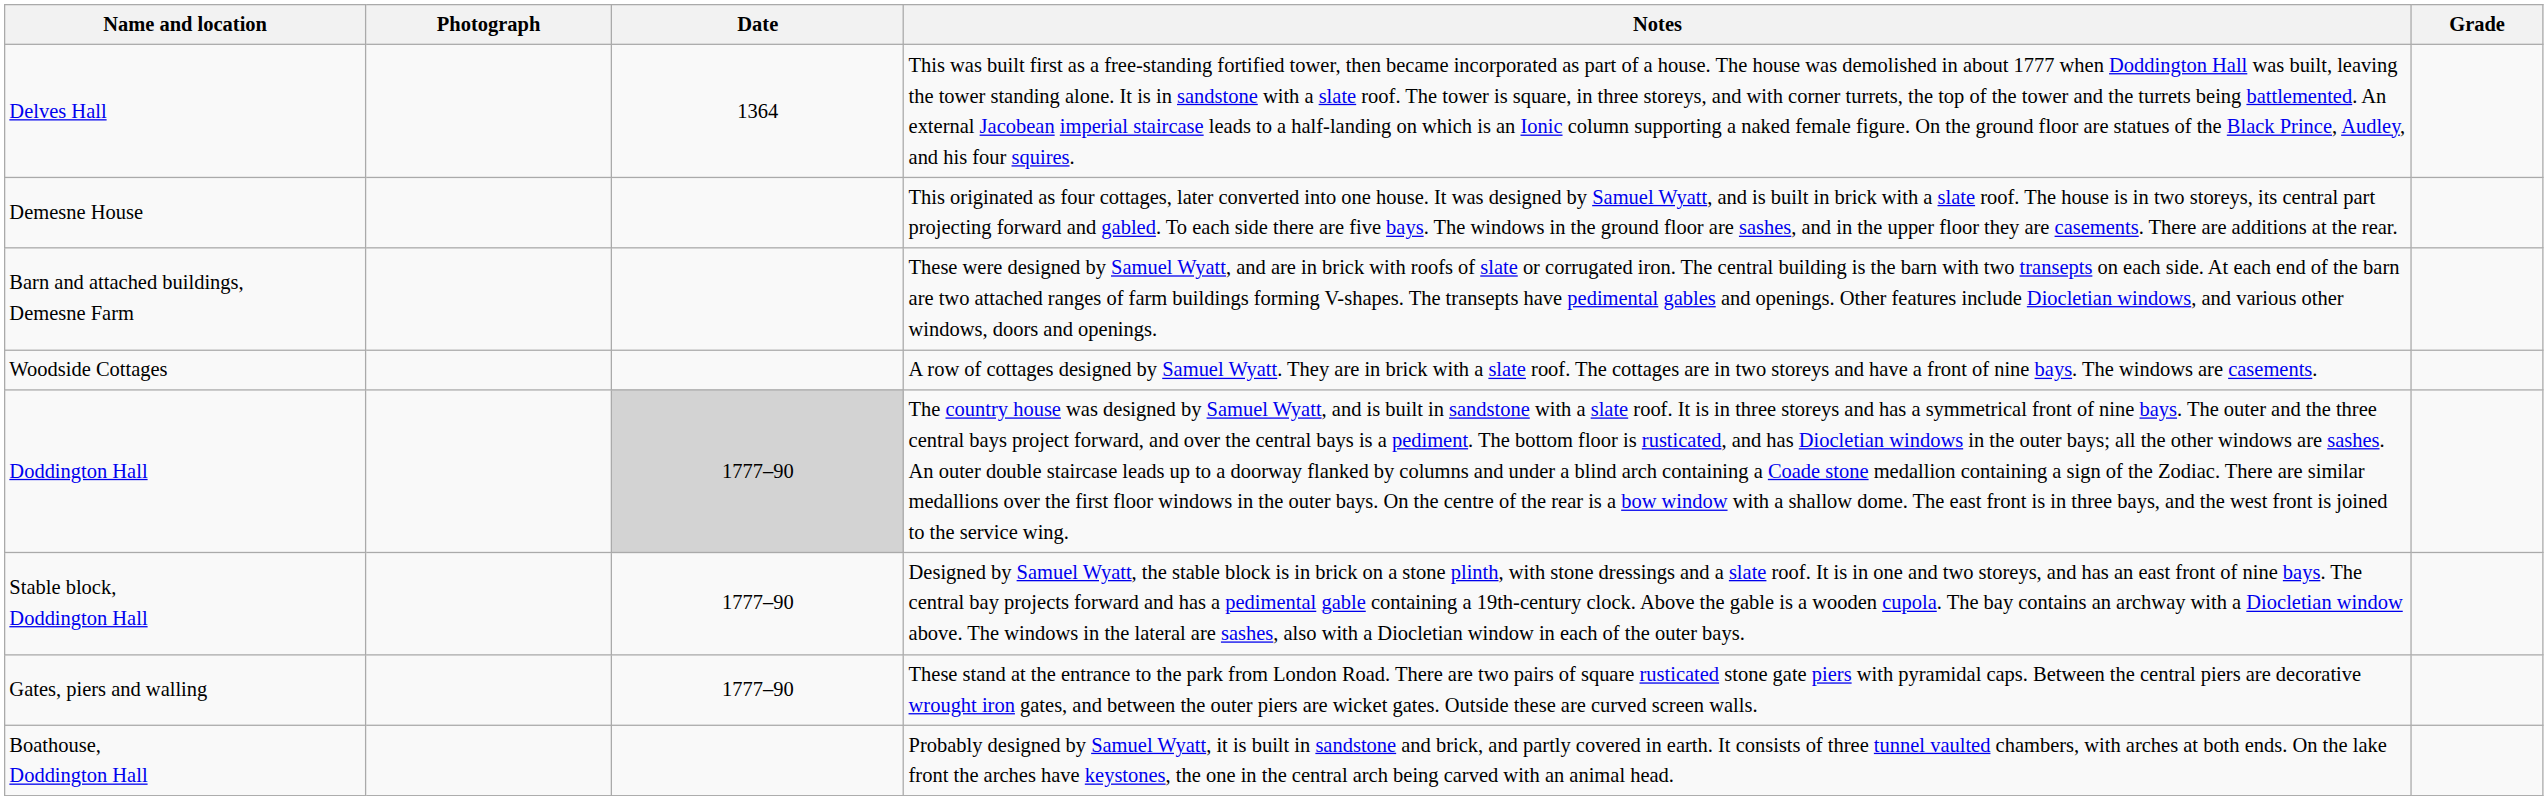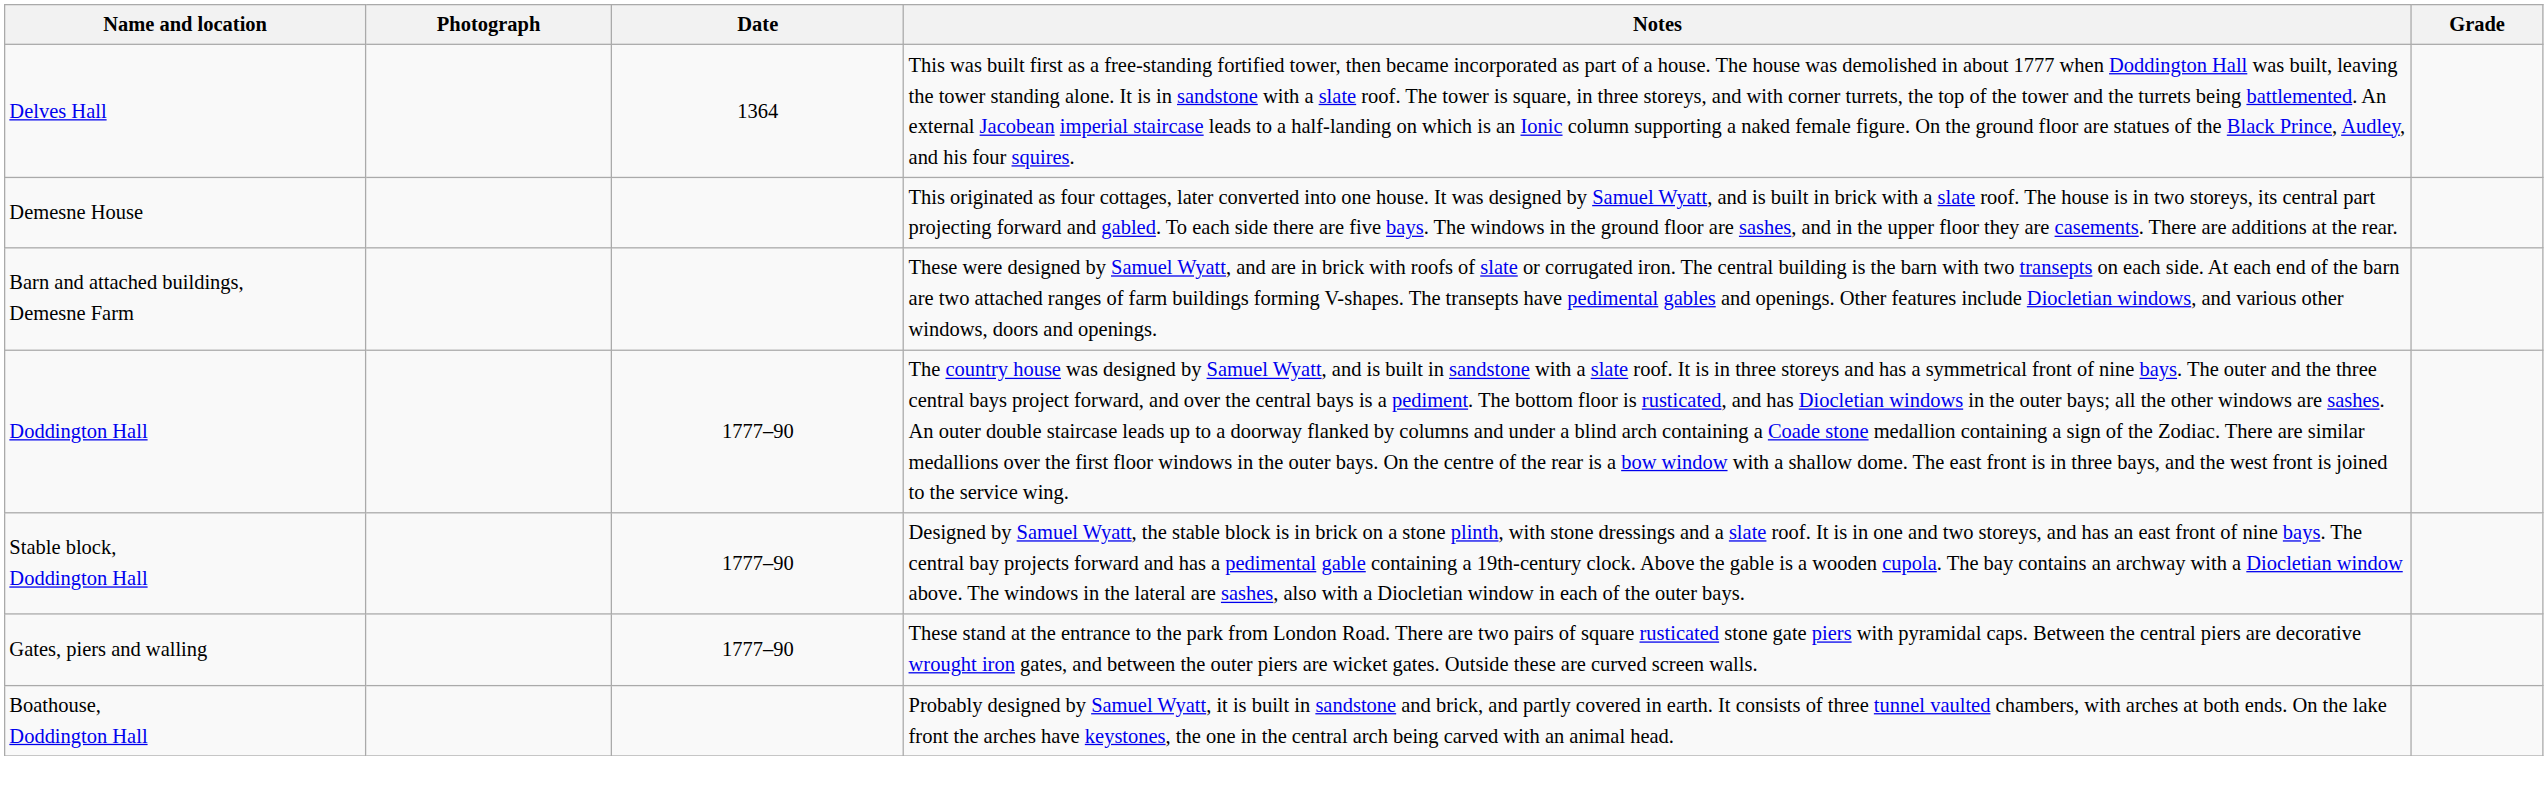- row: (88, 369)
(758, 471) lightgrey background -> (758, 430) no background
